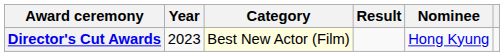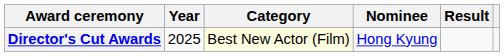columns swapped: (449, 16) <-> (379, 16)
(184, 39) 2023 -> (184, 39) 2025
